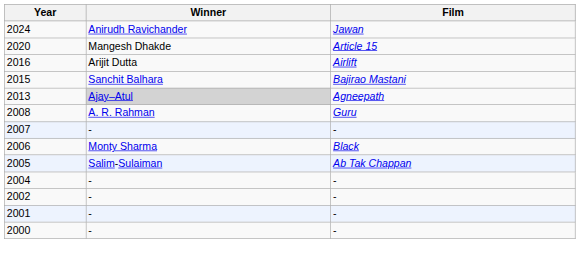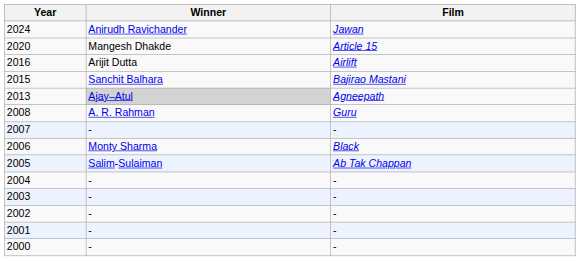+ row: (19, 197)
